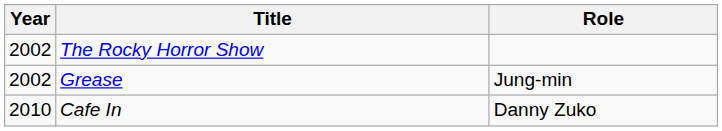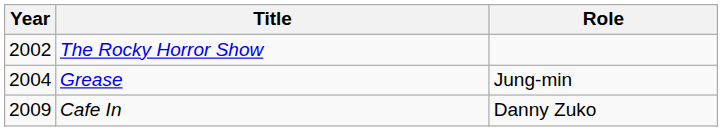(30, 79) 2002 -> (30, 79) 2004
(30, 110) 2010 -> (30, 110) 2009
